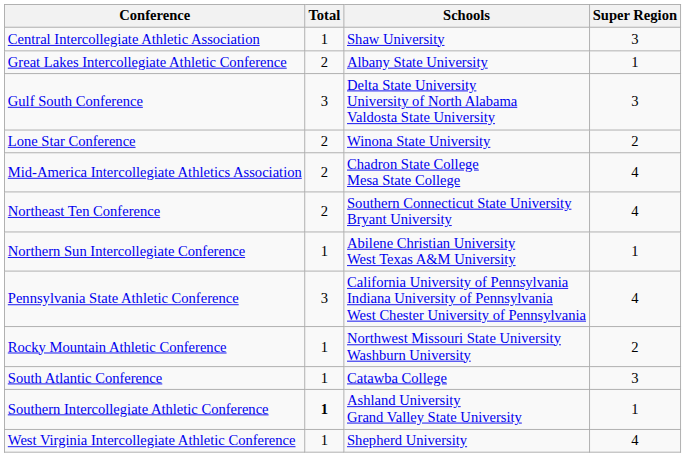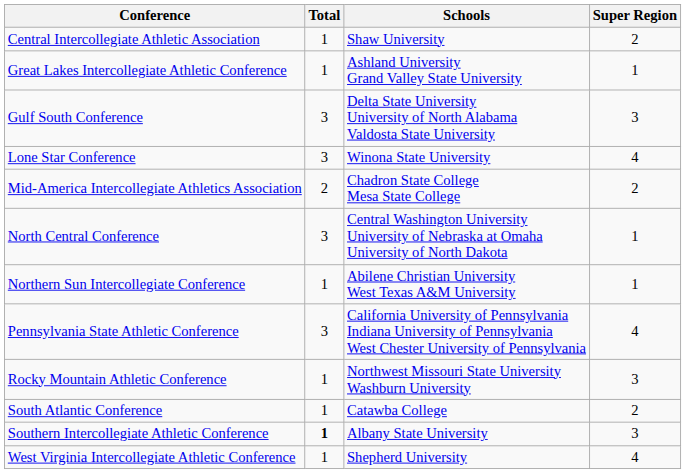(635, 39) 3 -> (635, 39) 2
(324, 62) 2 -> (324, 70) 1
(417, 62) Albany State University -> (434, 70) Ashland University Grand Valley State University
(324, 141) 2 -> (324, 157) 3
(635, 141) 2 -> (635, 157) 4
(635, 172) 4 -> (635, 188) 2
+ row: (83, 236)
- row: (84, 211)
(635, 346) 2 -> (635, 379) 3
(635, 377) 3 -> (635, 410) 2
(434, 409) Ashland University Grand Valley State University -> (417, 433) Albany State University
(635, 409) 1 -> (635, 433) 3
